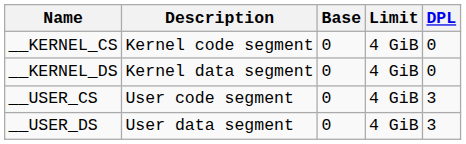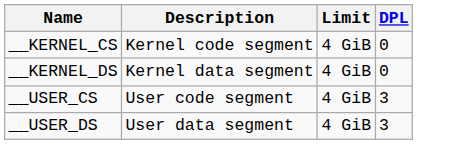- column: (341, 18)
